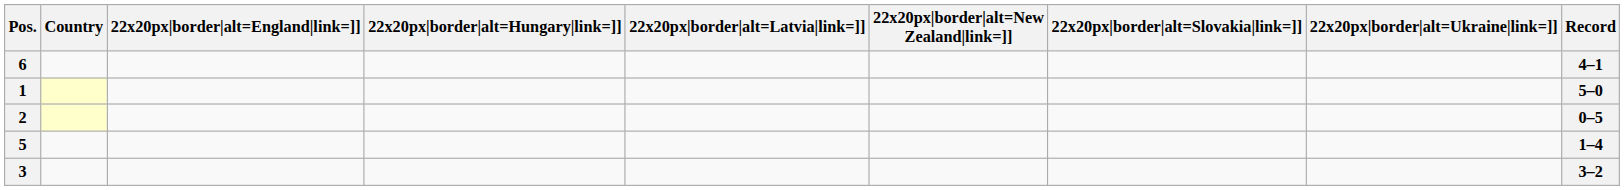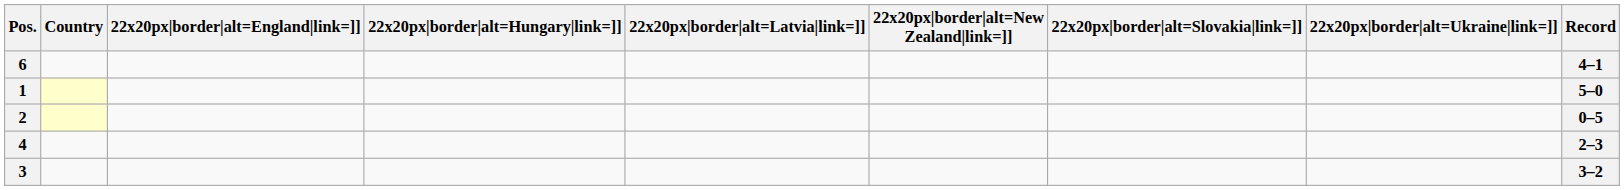+ row: (23, 144)
- row: (23, 144)
